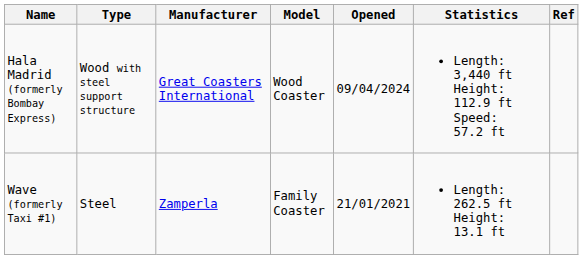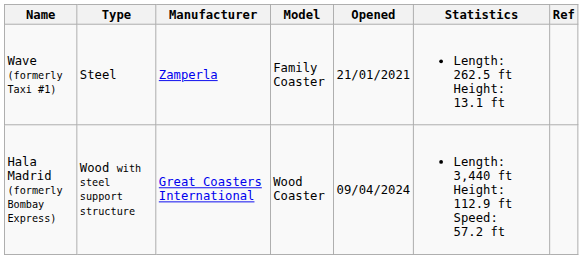rows swapped: (35, 89) <-> (35, 204)
